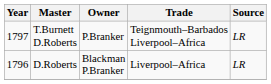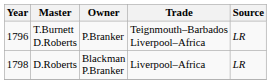(18, 36) 1797 -> (18, 36) 1796
(18, 65) 1796 -> (18, 65) 1798
